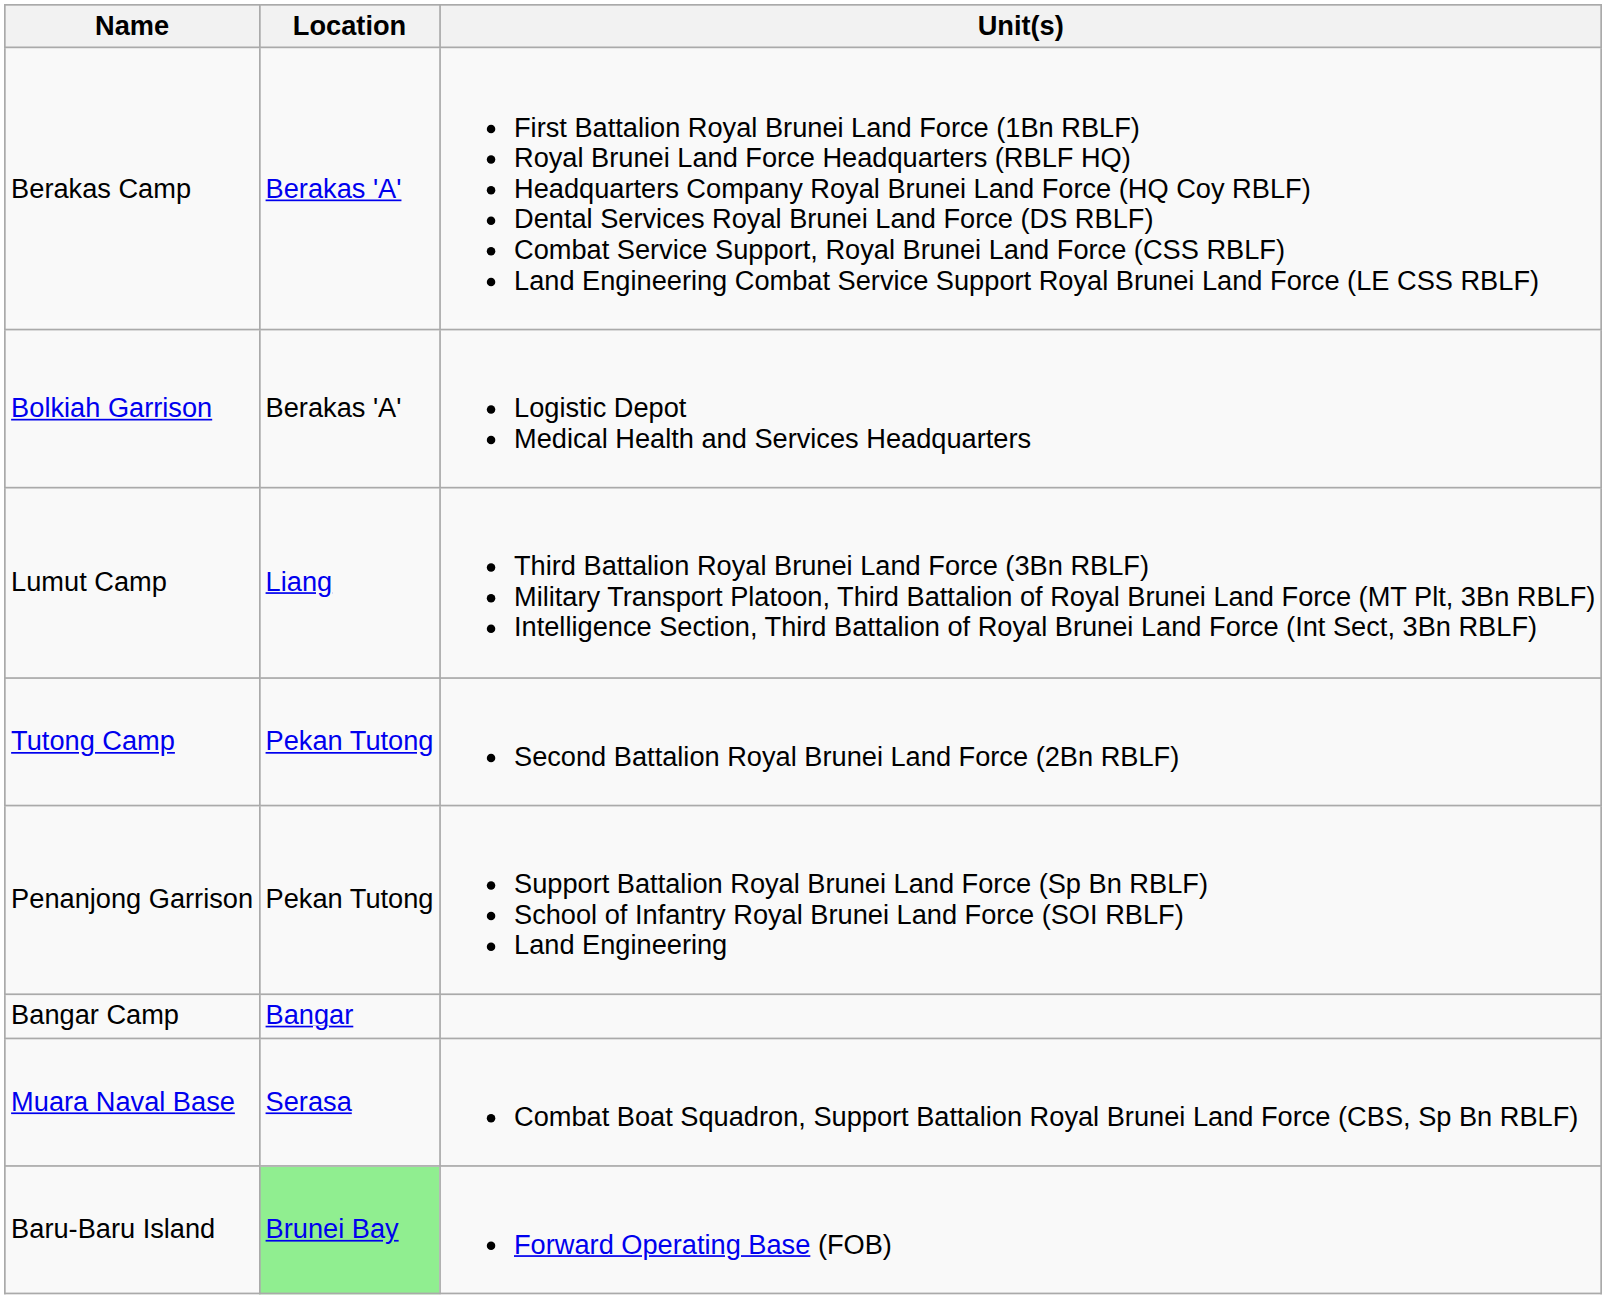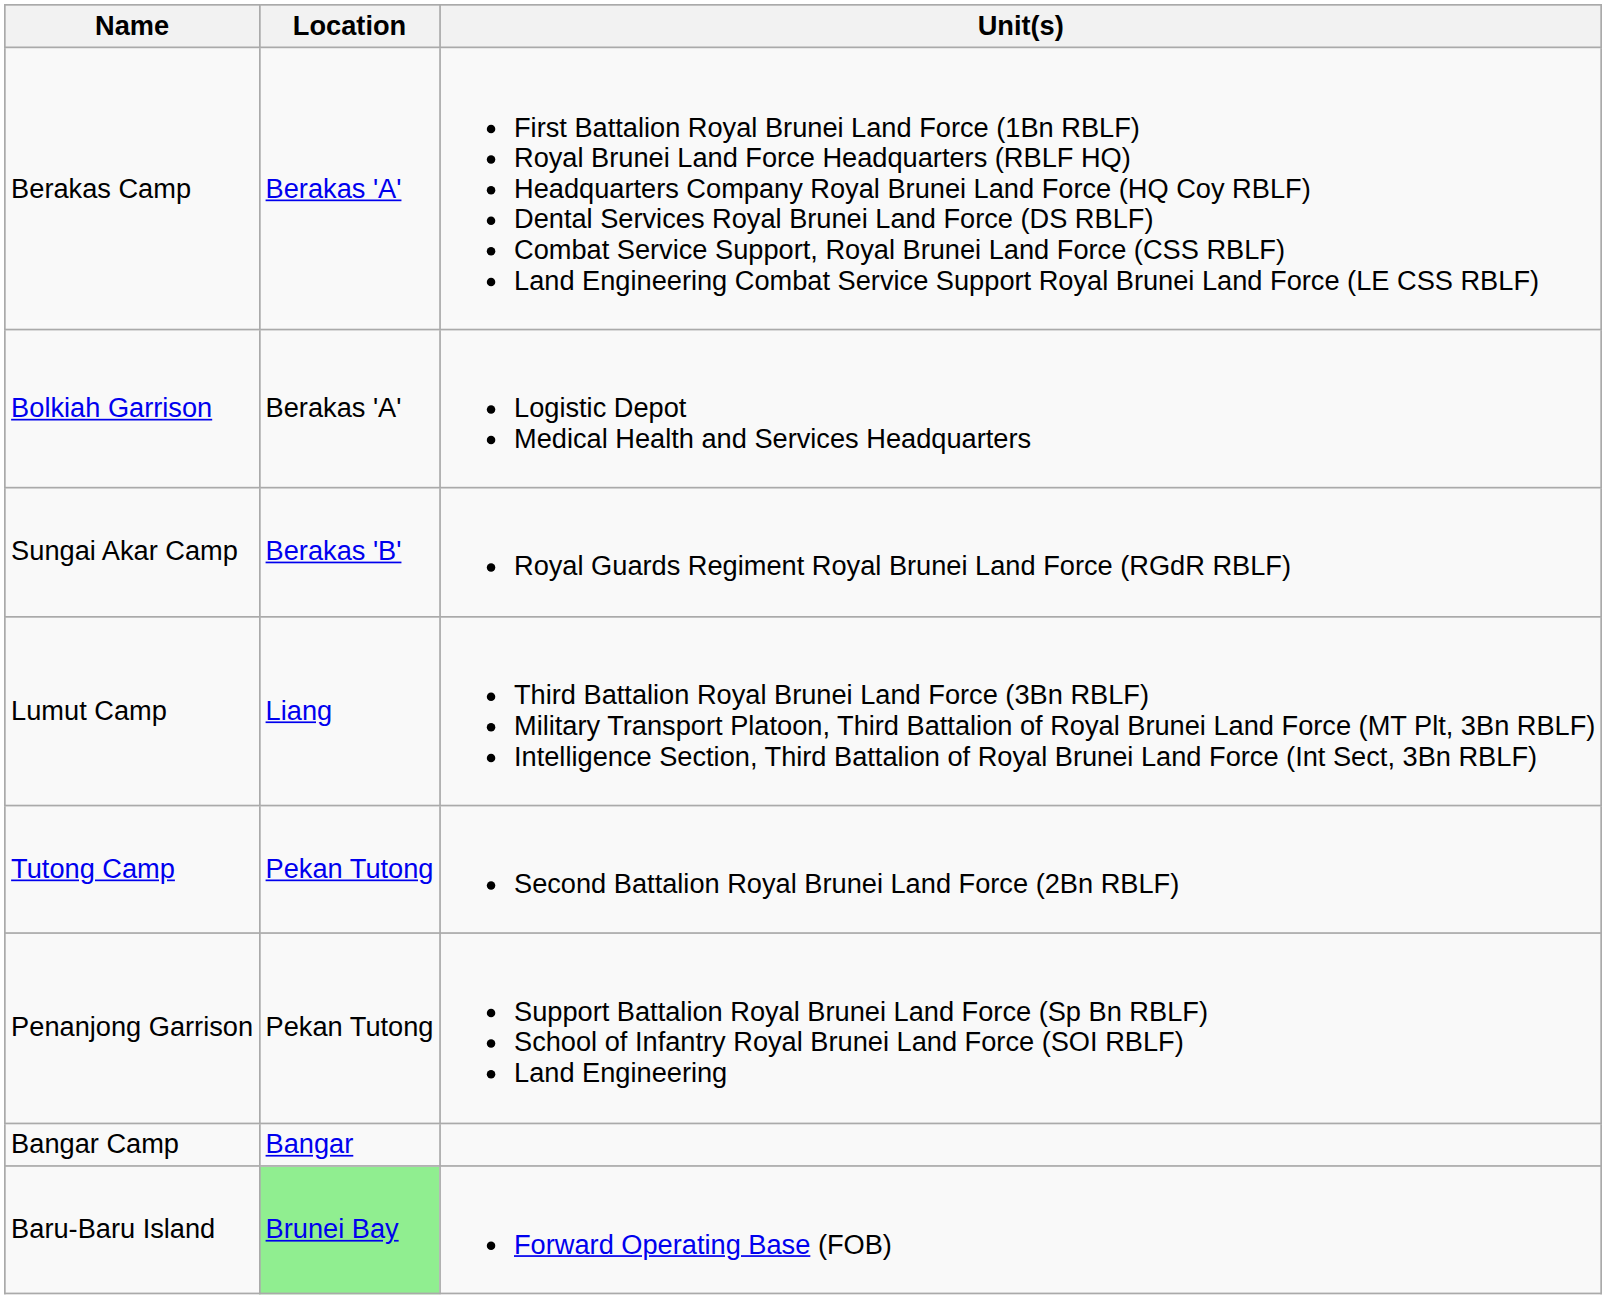+ row: (125, 551)
- row: (123, 1101)
